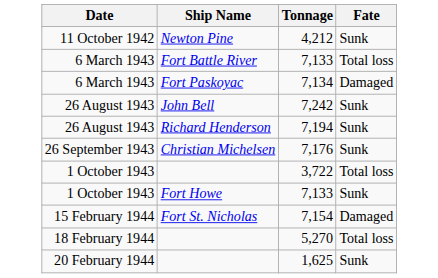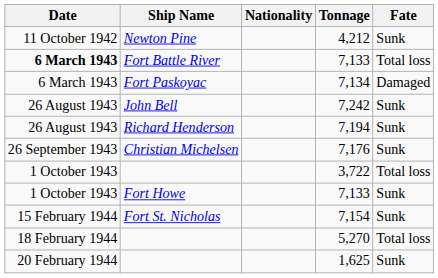+ column: (279, 15)
(115, 60) normal -> (76, 60) bold
(366, 216) Damaged -> (391, 216) Sunk
